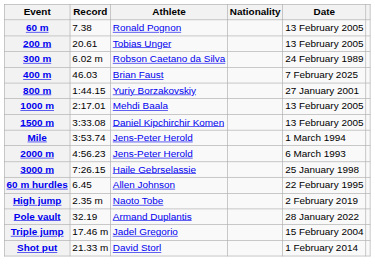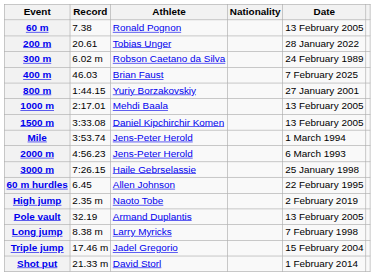(324, 43) 13 February 2005 -> (322, 43) 28 January 2022
(322, 216) 28 January 2022 -> (324, 216) 13 February 2005
+ row: (37, 232)
